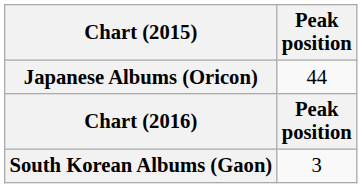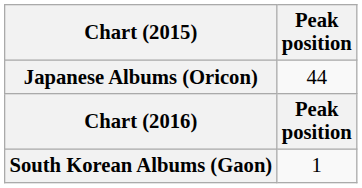(317, 165) 3 -> (317, 165) 1
